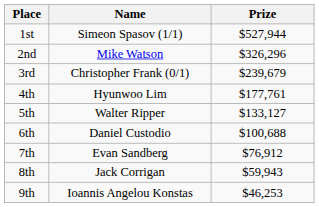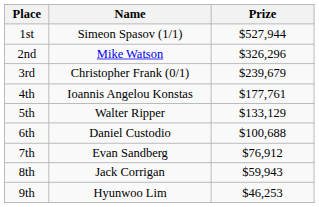(130, 93) Hyunwoo Lim -> (130, 93) Ioannis Angelou Konstas
(263, 113) $133,127 -> (263, 113) $133,129
(130, 192) Ioannis Angelou Konstas -> (130, 192) Hyunwoo Lim
